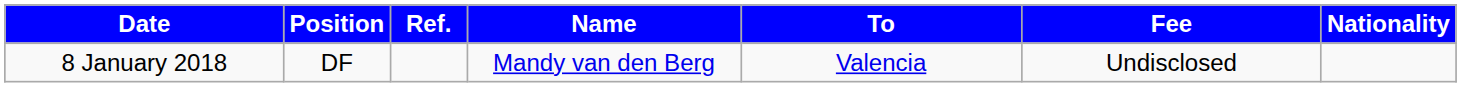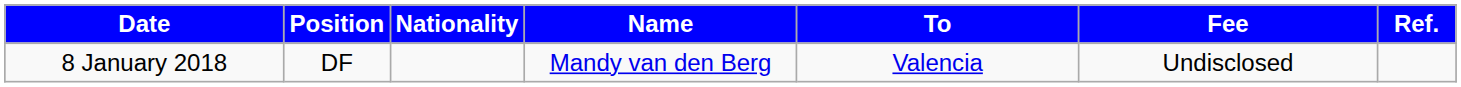columns swapped: (1388, 24) <-> (429, 24)
